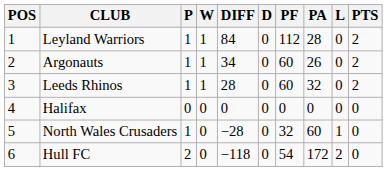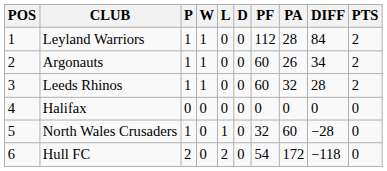columns swapped: (340, 16) <-> (238, 16)
